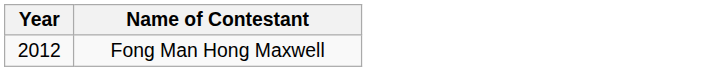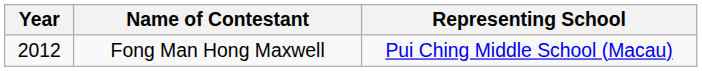+ column: (529, 19)
